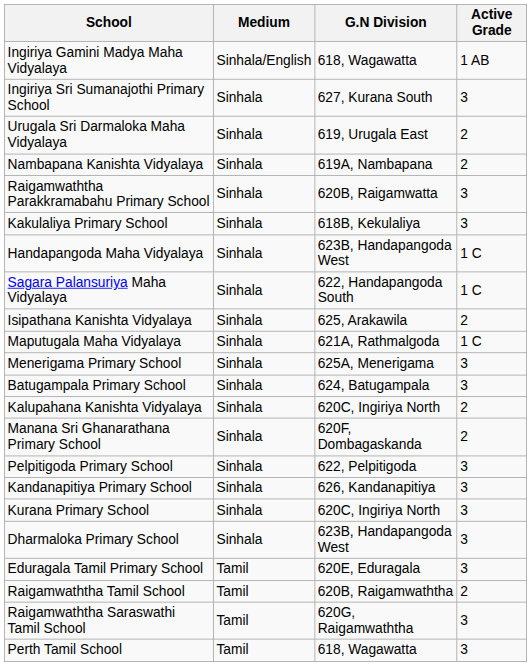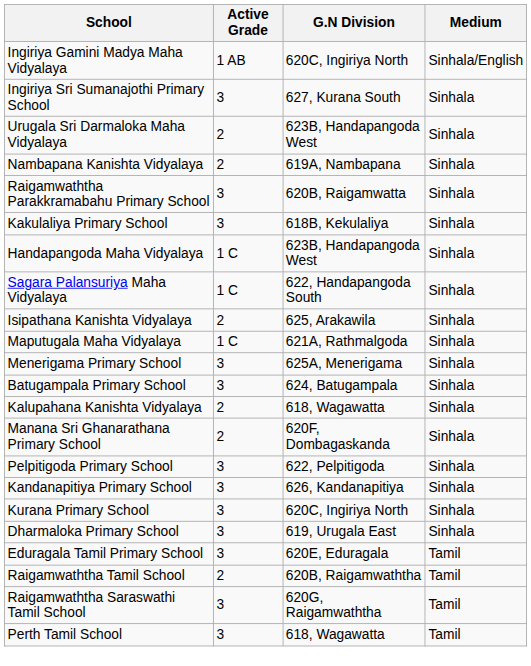columns swapped: (264, 23) <-> (492, 23)
(367, 60) 618, Wagawatta -> (347, 60) 620C, Ingiriya North
(373, 135) 619, Urugala East -> (353, 135) 623B, Handapangoda West
(379, 407) 620C, Ingiriya North -> (335, 407) 618, Wagawatta
(385, 539) 623B, Handapangoda West -> (341, 532) 619, Urugala East
